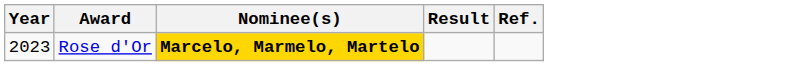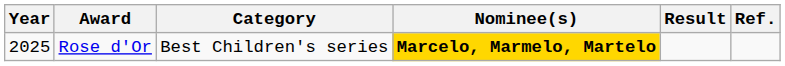+ column: (274, 19)
(30, 47) 2023 -> (30, 47) 2025
